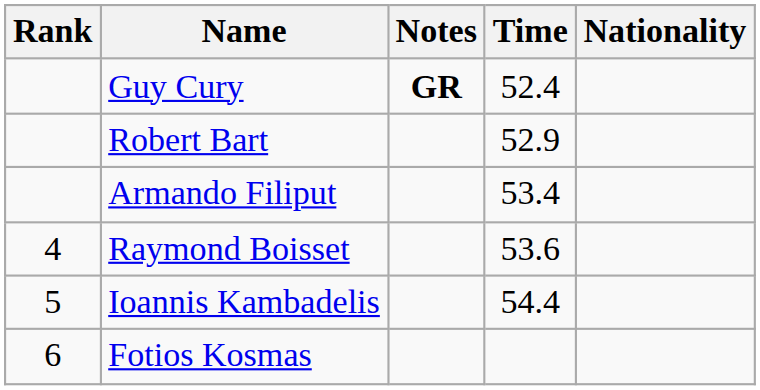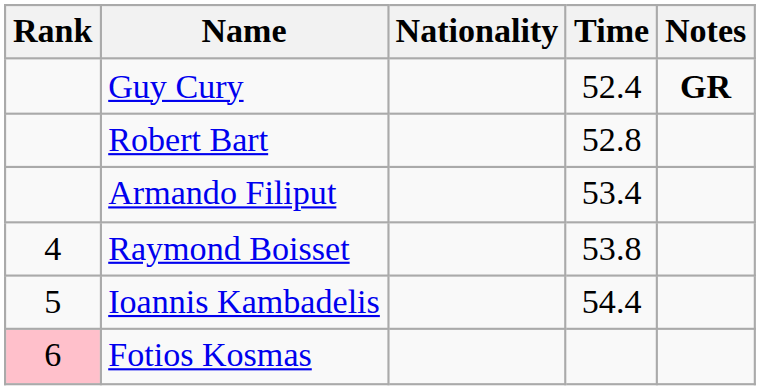columns swapped: (665, 31) <-> (436, 31)
(530, 139) 52.9 -> (612, 139) 52.8
(530, 247) 53.6 -> (612, 247) 53.8
(53, 355) no background -> (53, 355) pink background
